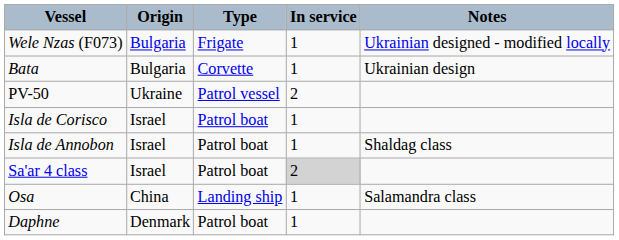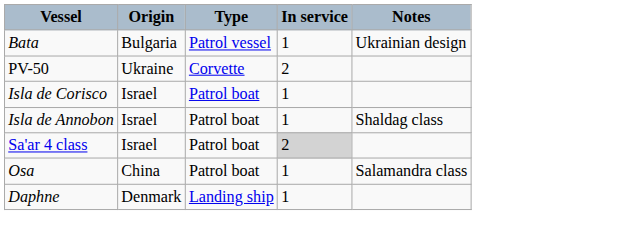- row: (65, 42)
(225, 68) Corvette -> (230, 42) Patrol vessel
(239, 94) Patrol vessel -> (217, 68) Corvette
(240, 196) Landing ship -> (224, 171) Patrol boat
(233, 222) Patrol boat -> (231, 196) Landing ship
